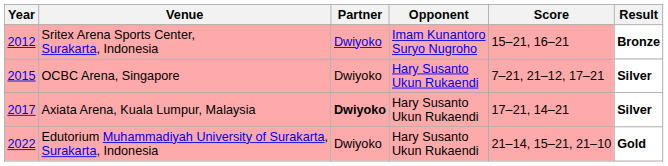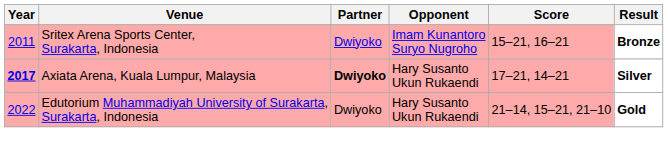(21, 42) 2012 -> (21, 42) 2011
- row: (111, 76)
(21, 110) normal -> (21, 76) bold
